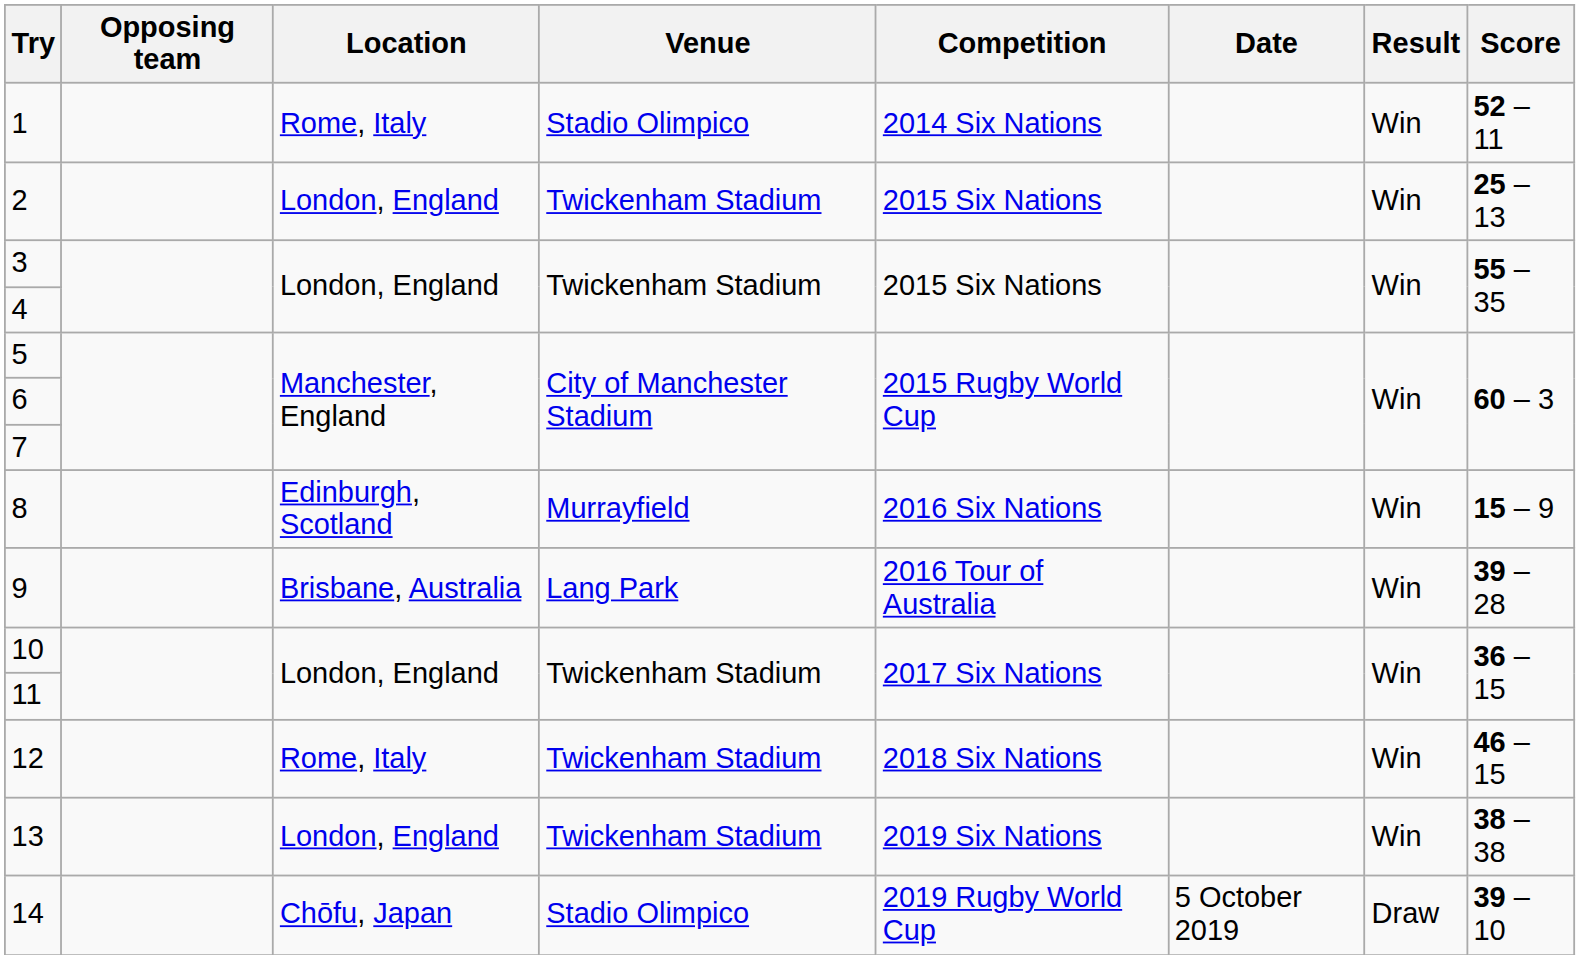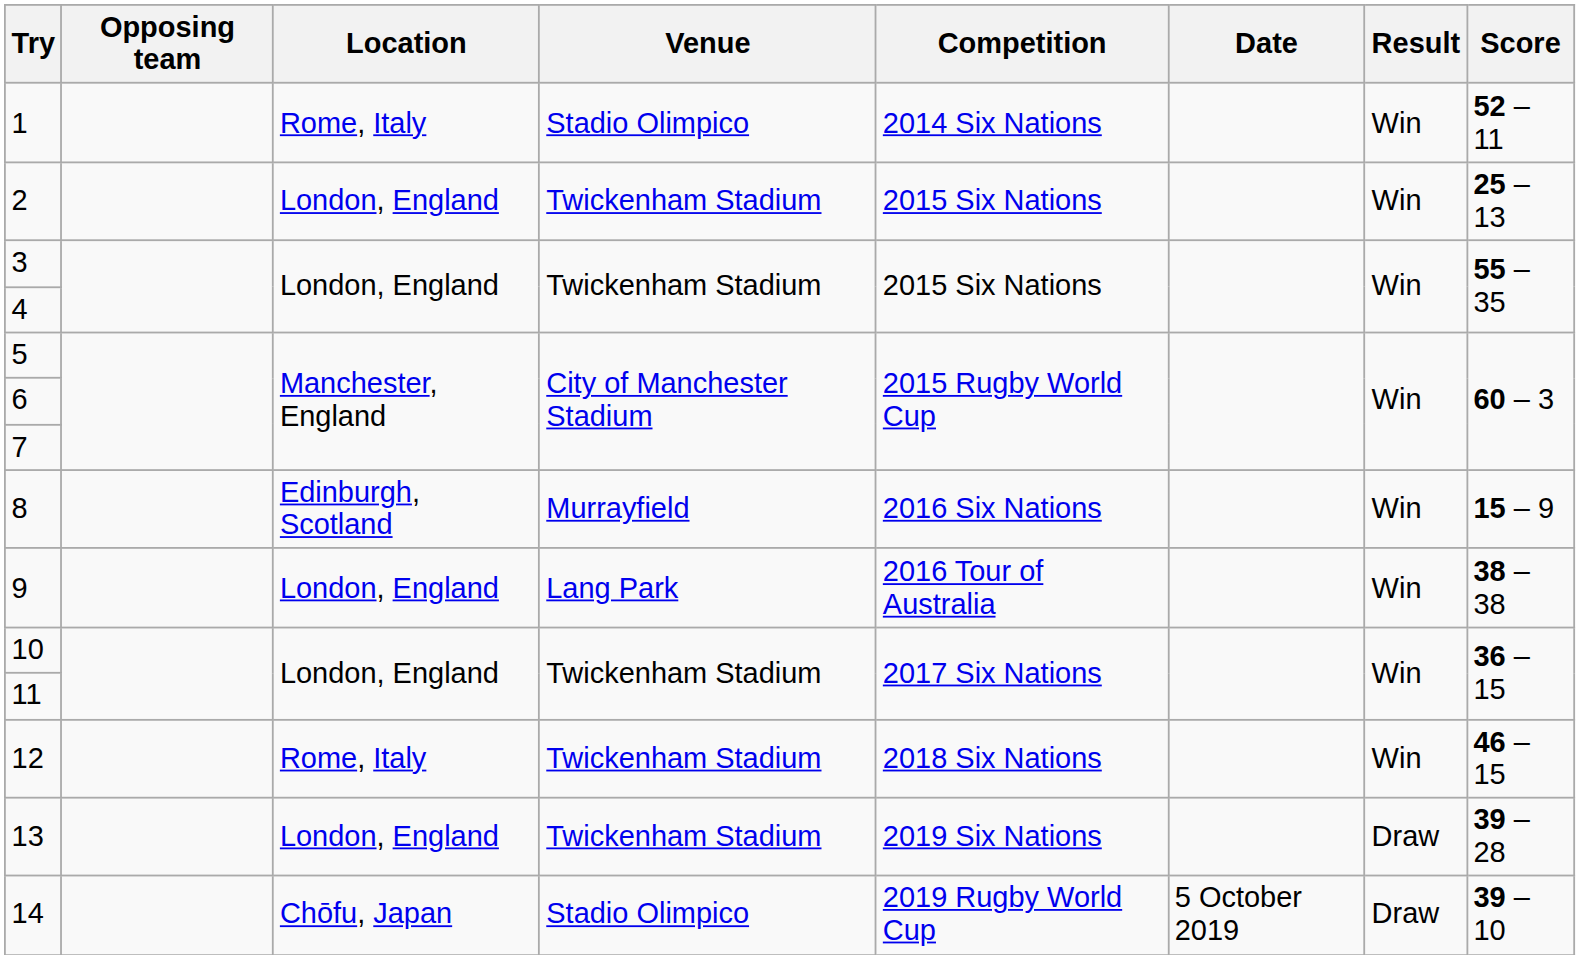(401, 587) Brisbane, Australia -> (389, 587) London, England
(1502, 587) 39 – 28 -> (1502, 587) 38 – 38
(1397, 836) Win -> (1405, 836) Draw
(1502, 836) 38 – 38 -> (1502, 836) 39 – 28
